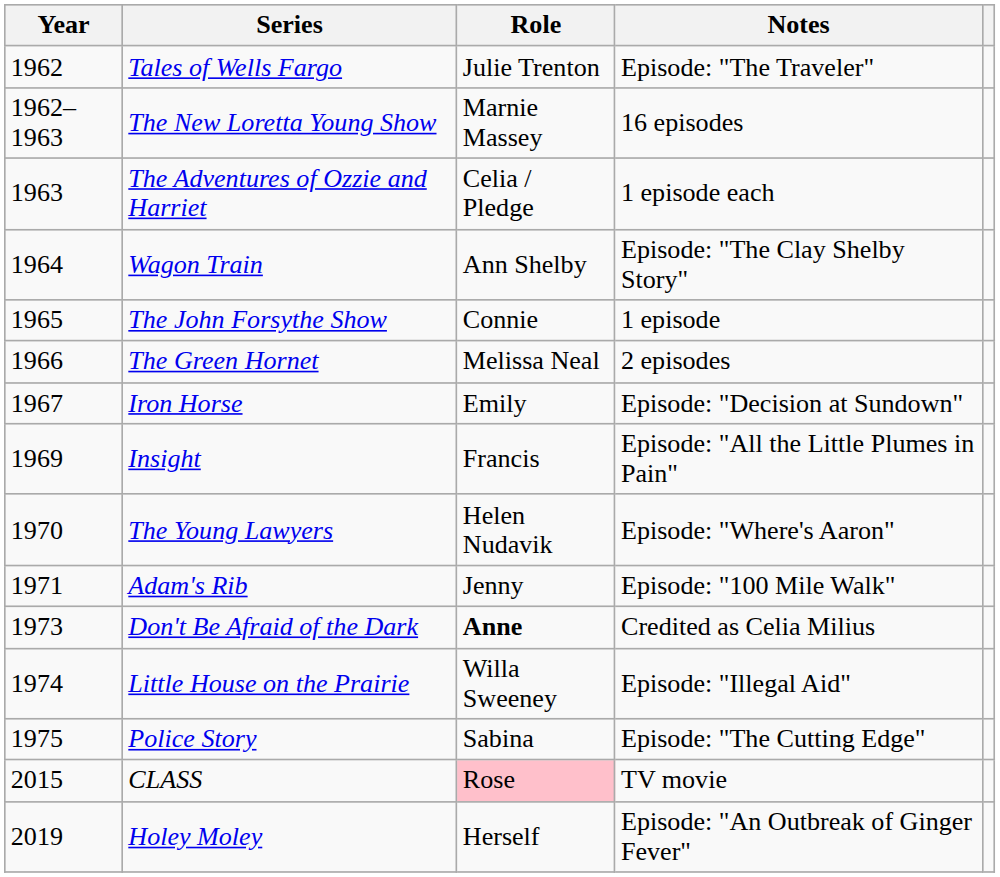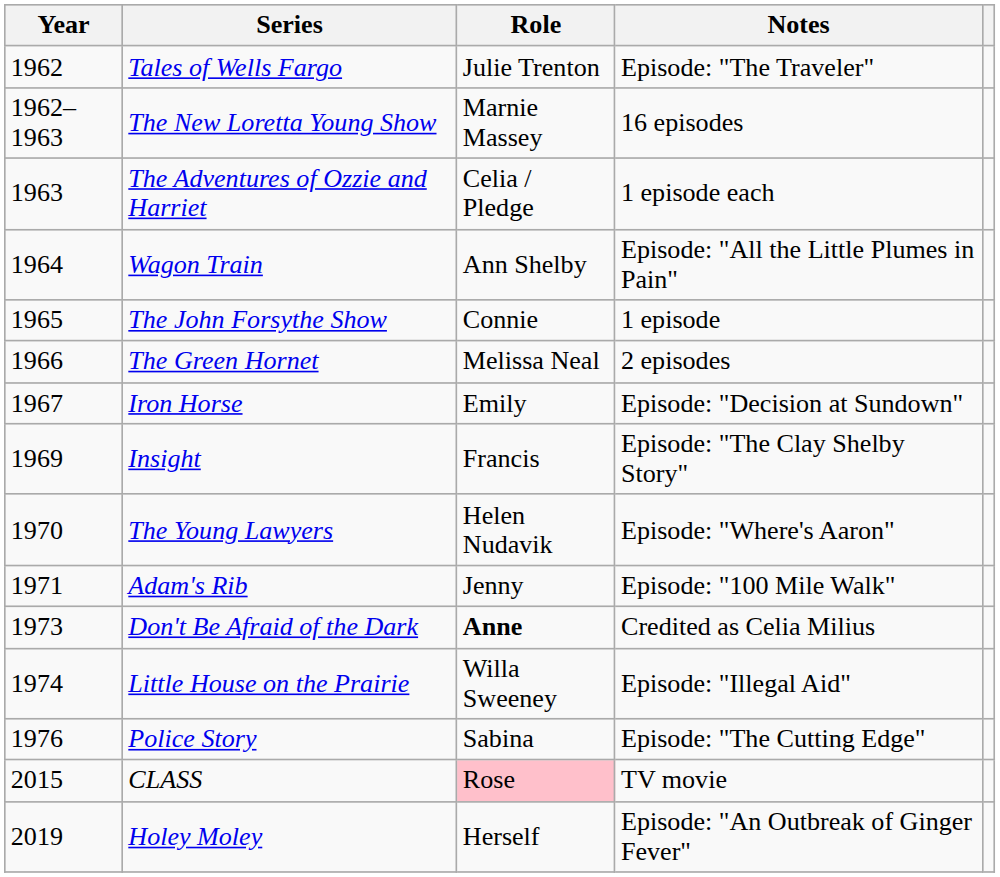(763, 263) Episode: "The Clay Shelby Story" -> (798, 263) Episode: "All the Little Plumes in Pain"
(798, 458) Episode: "All the Little Plumes in Pain" -> (763, 458) Episode: "The Clay Shelby Story"
(37, 738) 1975 -> (37, 738) 1976
